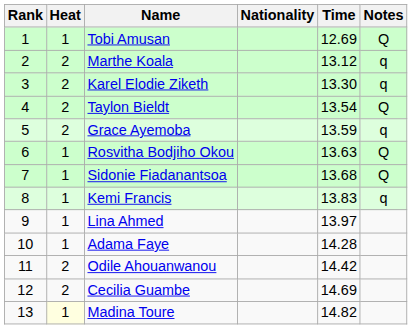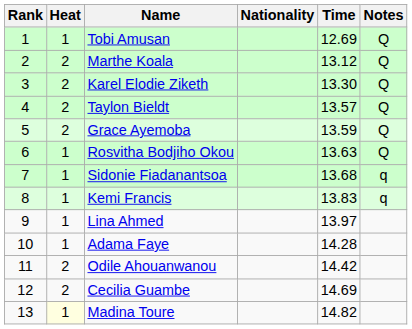(384, 61) q -> (384, 61) Q
(384, 84) q -> (384, 84) Q
(339, 107) 13.54 -> (339, 107) 13.57
(384, 130) q -> (384, 130) Q
(384, 175) Q -> (384, 175) q
